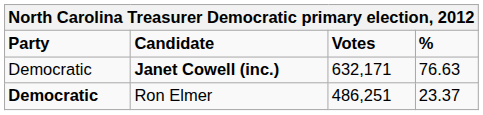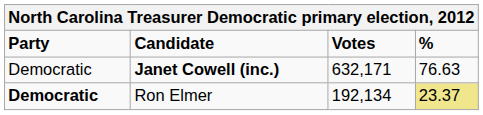(362, 95) 486,251 -> (362, 95) 192,134
(439, 95) no background -> (439, 95) khaki background
